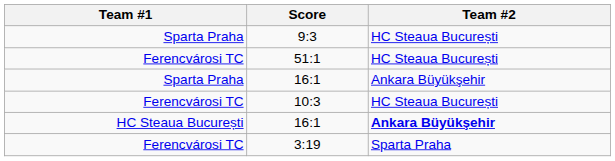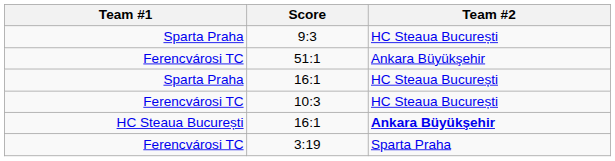(434, 58) HC Steaua București -> (428, 58) Ankara Büyükşehir
(428, 79) Ankara Büyükşehir -> (434, 79) HC Steaua București
